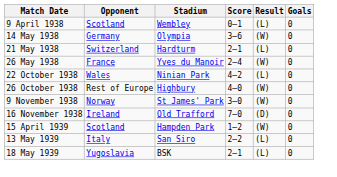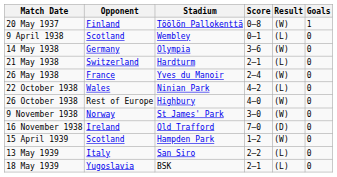+ row: (32, 24)
